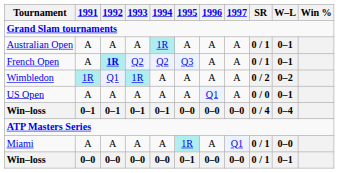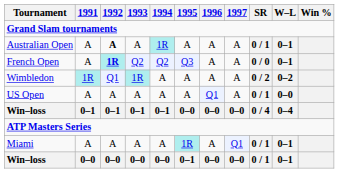(113, 44) normal -> (113, 44) bold
(261, 61) 0 / 1 -> (261, 61) 0 / 0
(261, 94) 0 / 0 -> (261, 94) 0 / 1
(285, 94) 0–1 -> (285, 94) 0–0
(285, 143) 0–0 -> (285, 143) 0–1
